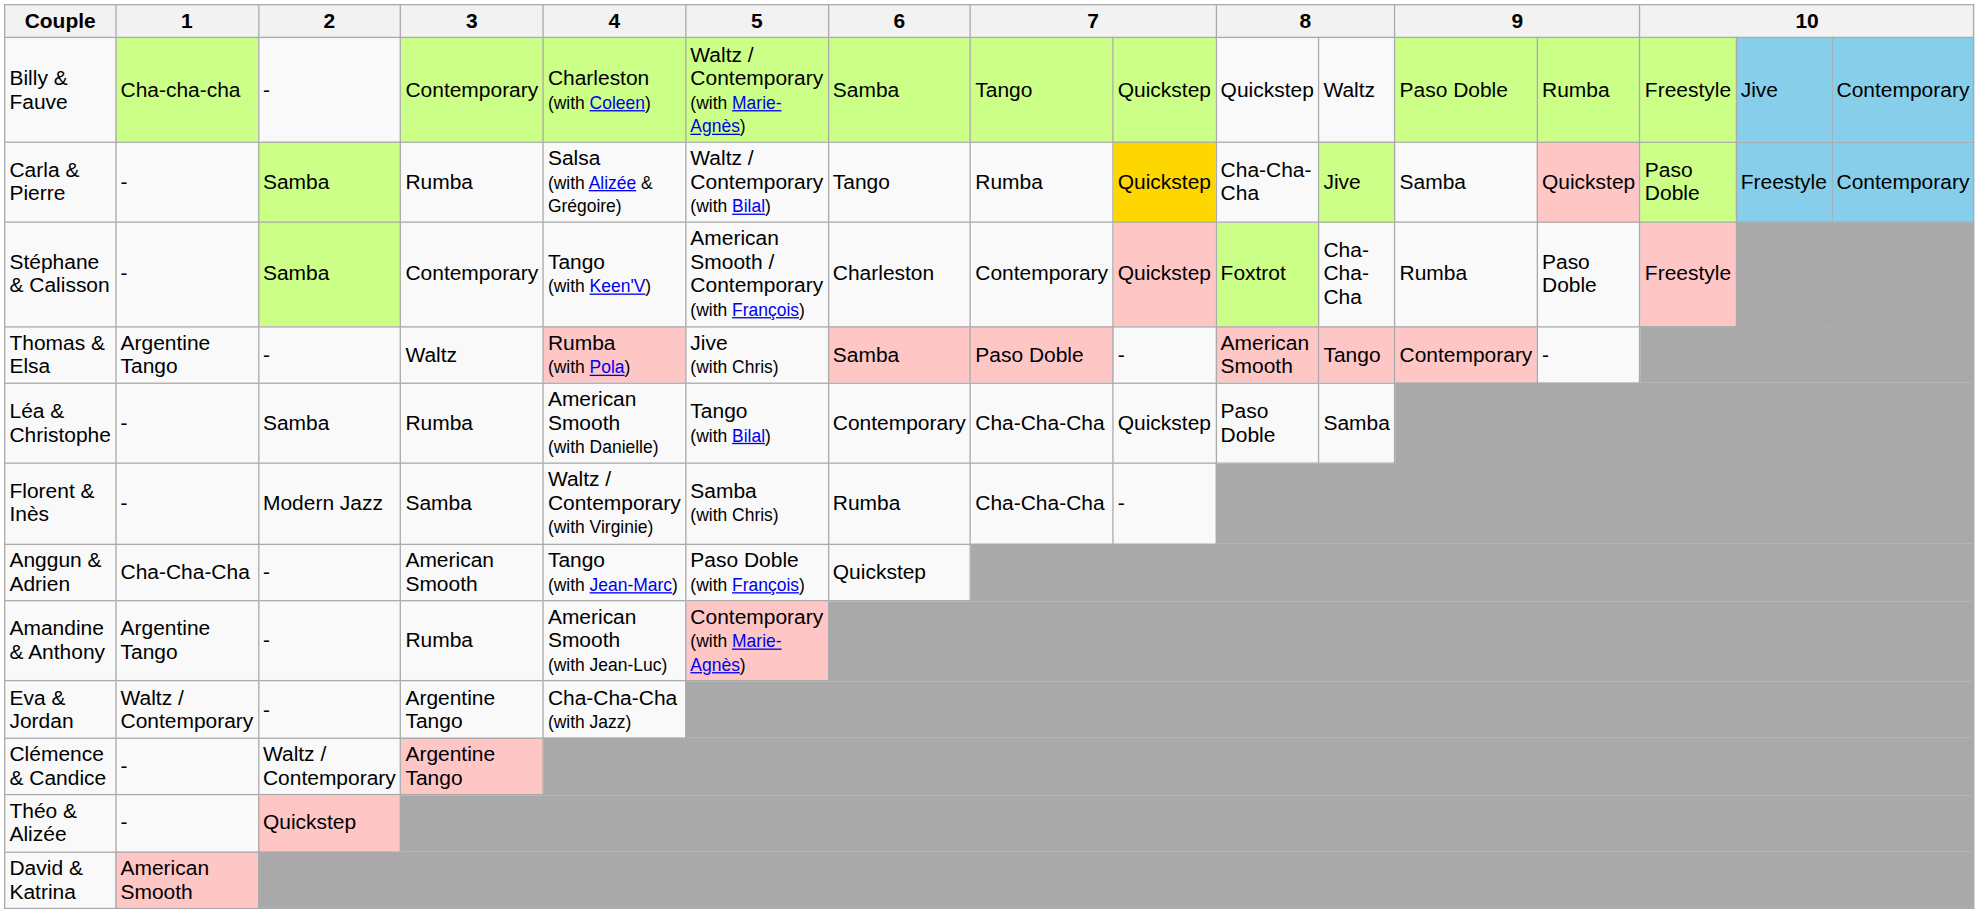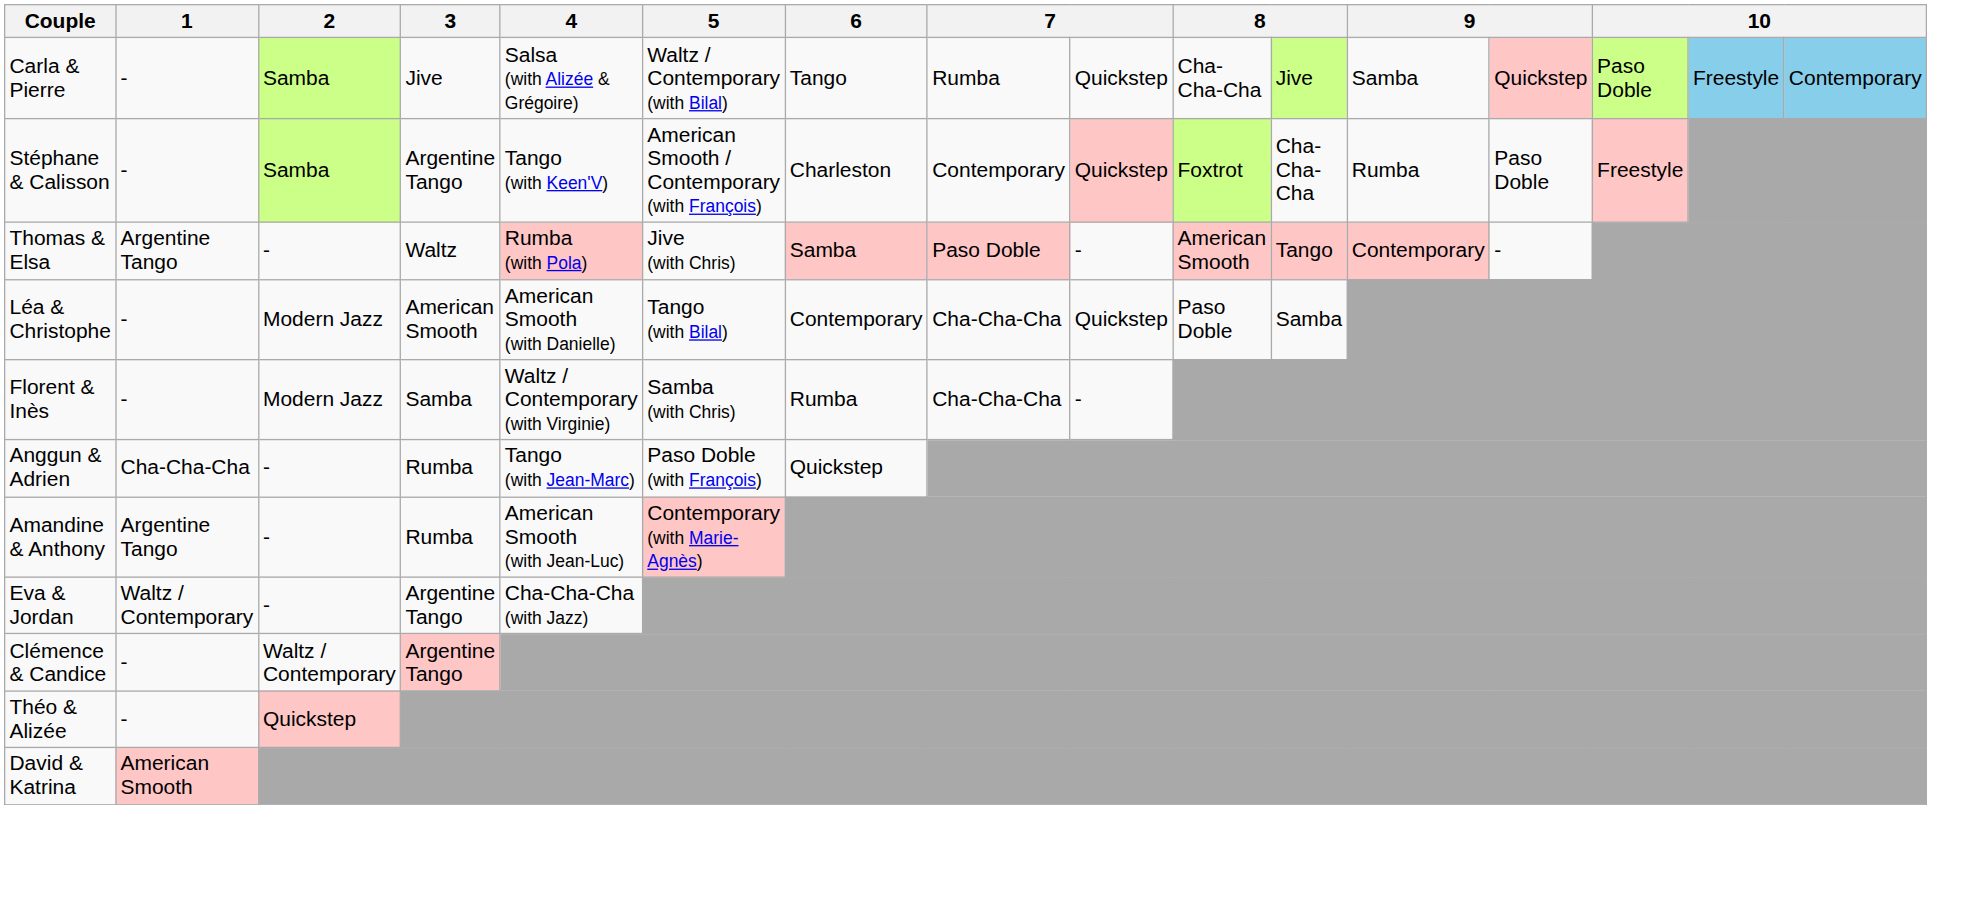- row: (39, 89)
(439, 181) Rumba -> (424, 77) Jive
(1164, 181) gold background -> (1121, 77) no background
(472, 274) Contemporary -> (450, 170) Argentine Tango
(296, 423) Samba -> (323, 319) Modern Jazz
(439, 423) Rumba -> (450, 319) American Smooth
(450, 572) American Smooth -> (439, 468) Rumba
